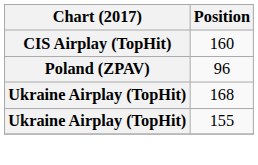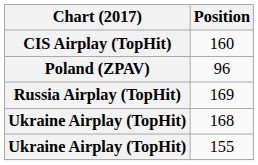+ row: (222, 95)
